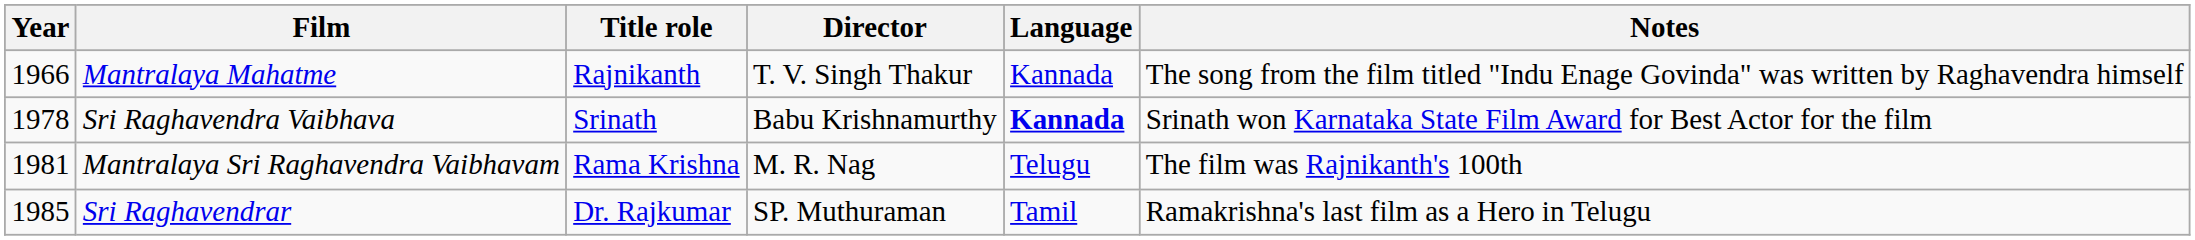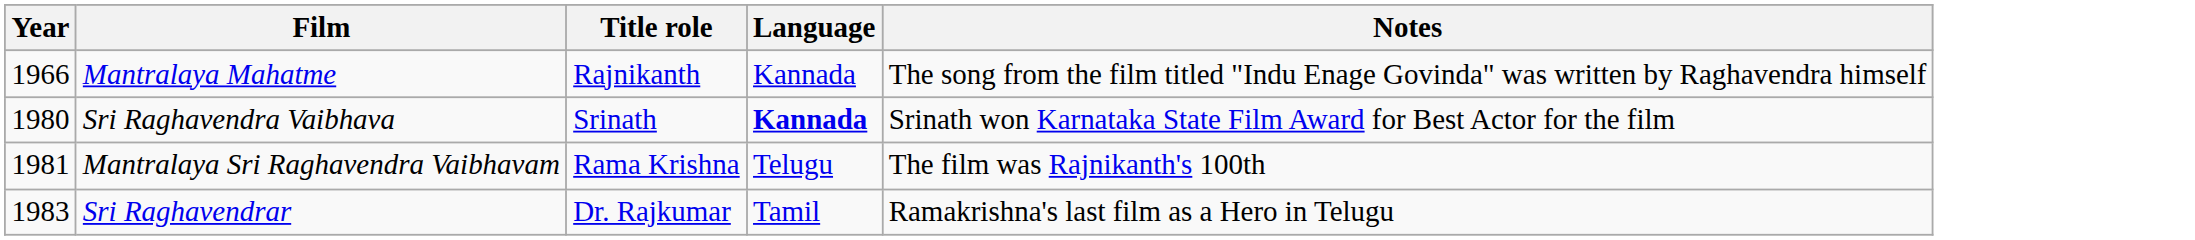- column: (875, 27)
(41, 119) 1978 -> (41, 119) 1980
(41, 211) 1985 -> (41, 211) 1983
